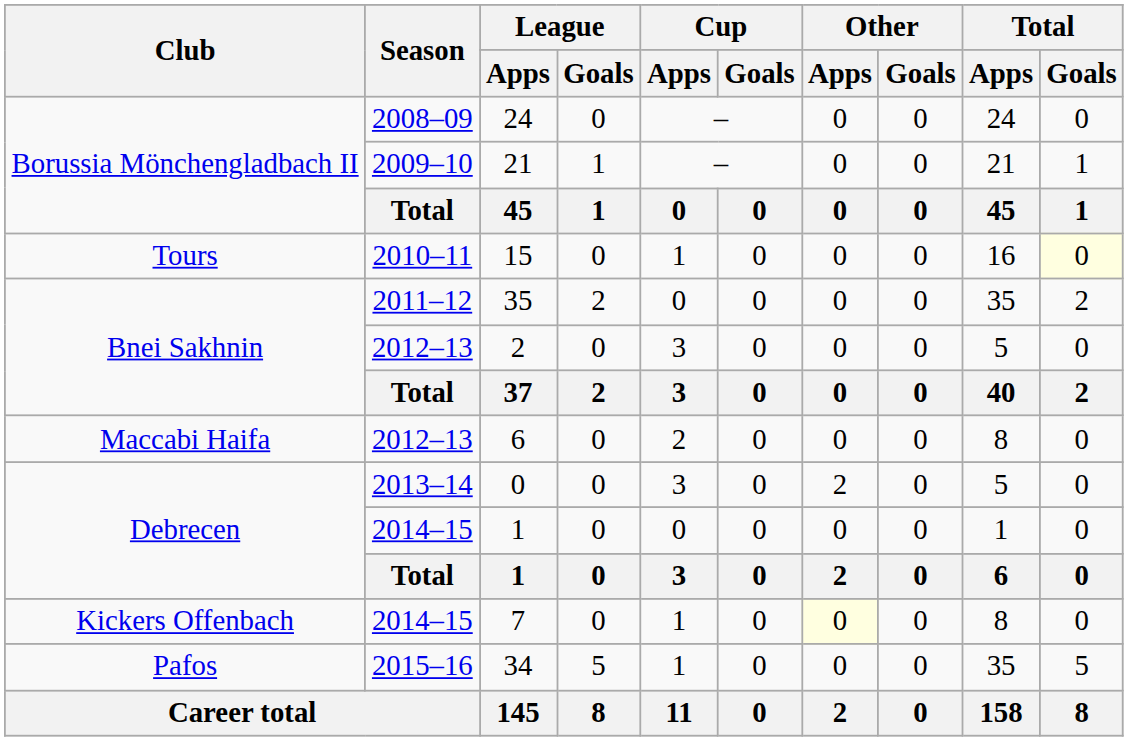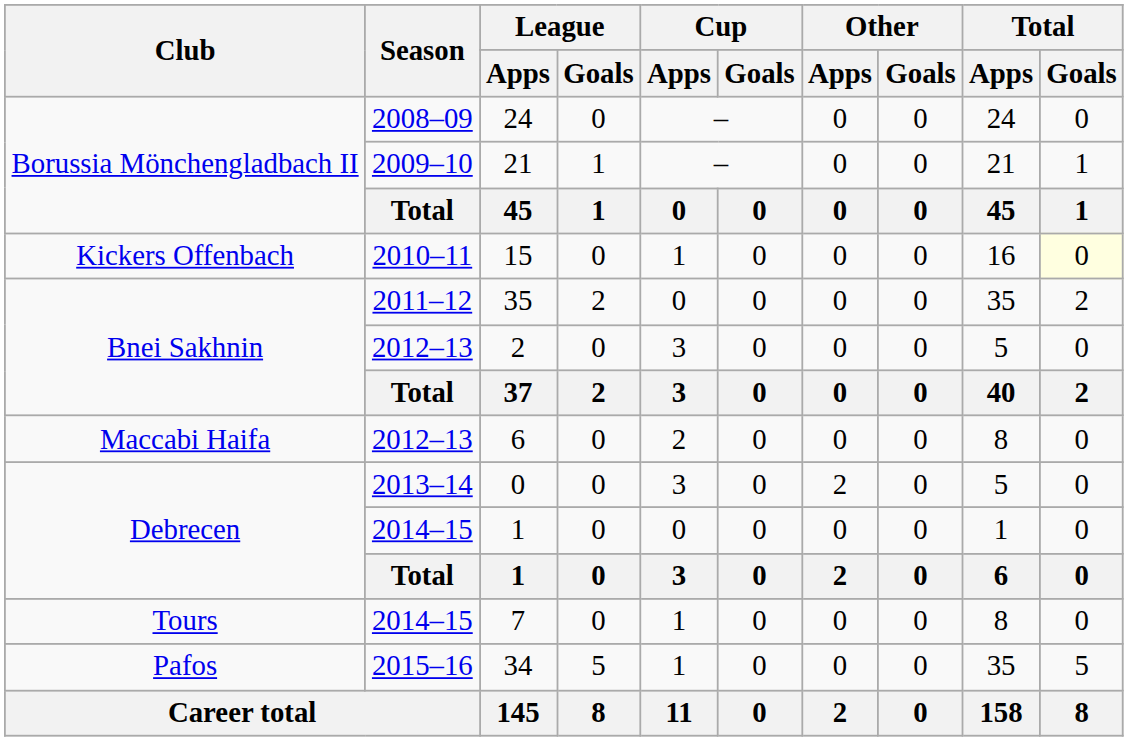(185, 255) Tours -> (185, 255) Kickers Offenbach
(185, 621) Kickers Offenbach -> (185, 621) Tours
(840, 621) lightyellow background -> (840, 621) no background
